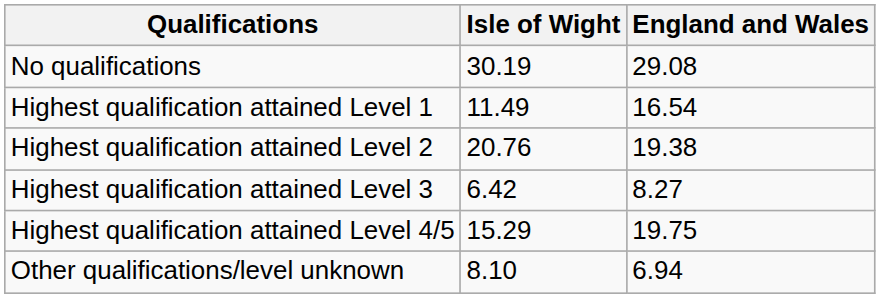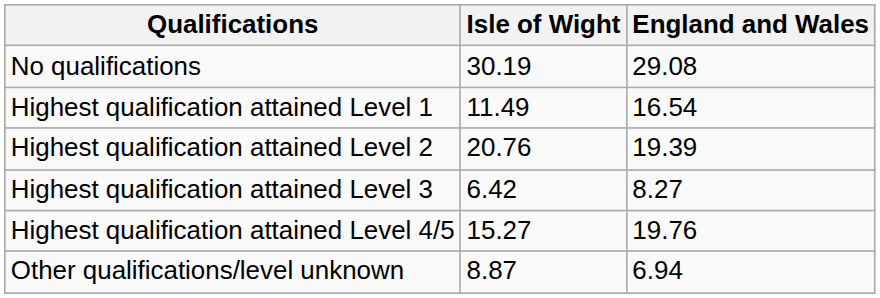(665, 148) 19.38 -> (665, 148) 19.39
(499, 230) 15.29 -> (499, 230) 15.27
(665, 230) 19.75 -> (665, 230) 19.76
(492, 271) 8.10 -> (492, 271) 8.87
